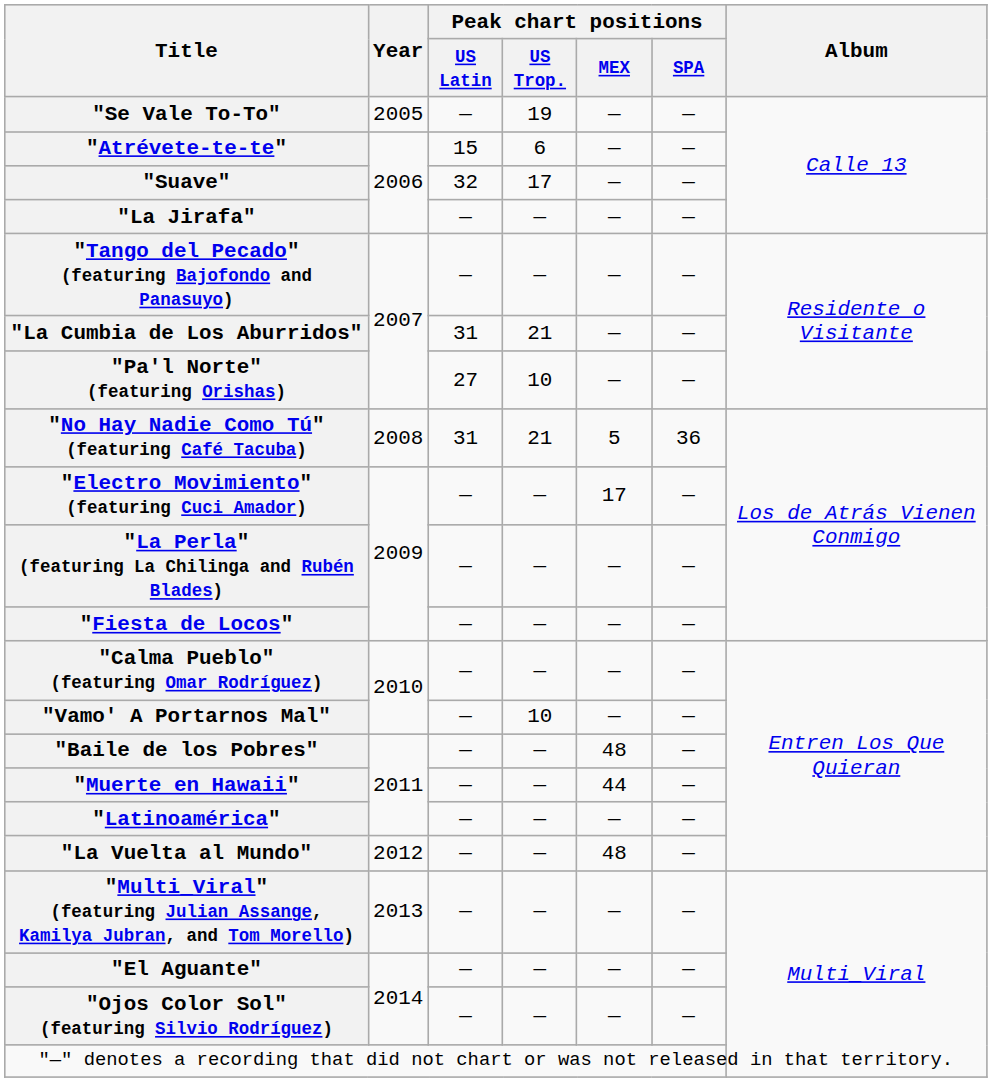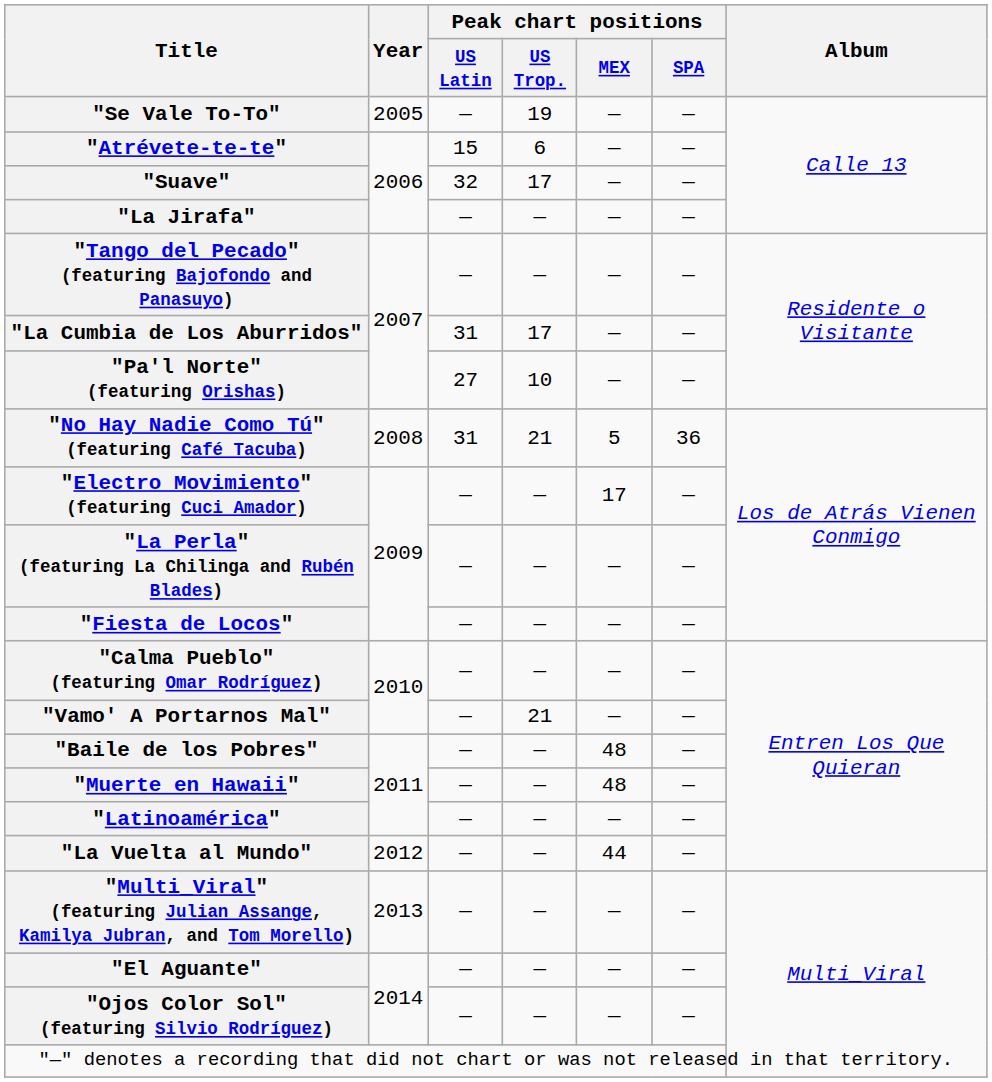(540, 333) 21 -> (540, 333) 17
(540, 717) 10 -> (540, 717) 21
(614, 785) 44 -> (614, 785) 48
(614, 853) 48 -> (614, 853) 44
